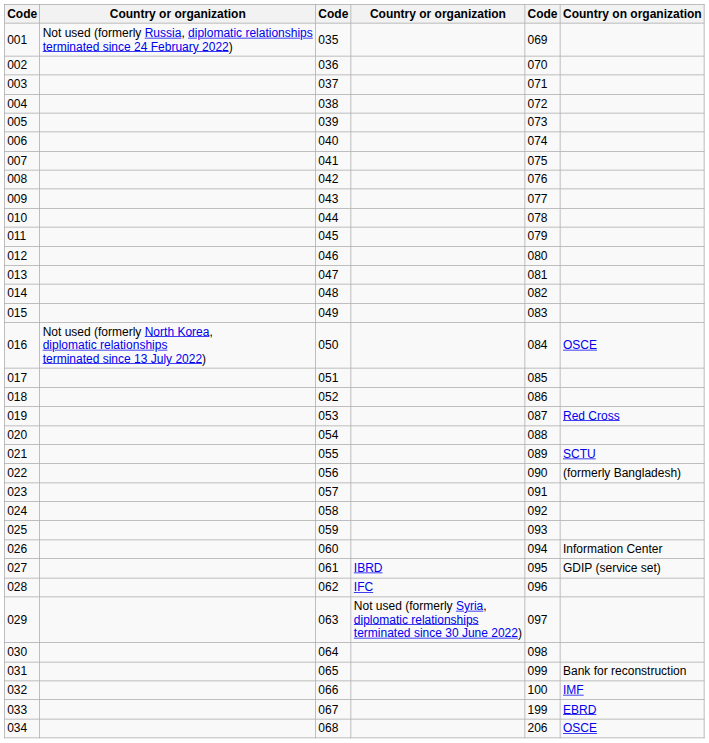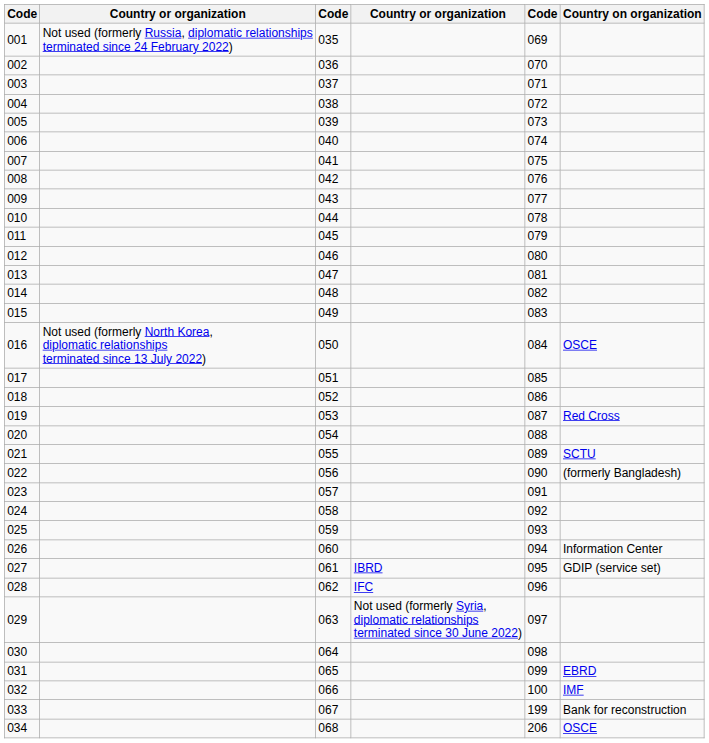(625, 671) Bank for reconstruction -> (580, 671) EBRD
(580, 709) EBRD -> (625, 709) Bank for reconstruction
